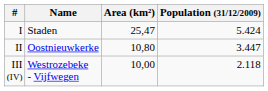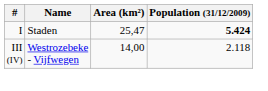(249, 30) normal -> (238, 30) bold
- row: (19, 47)
(143, 71) 10,00 -> (132, 53) 14,00
